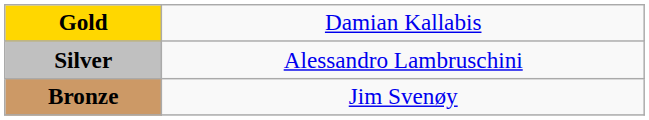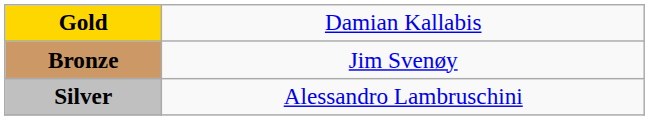rows swapped: (83, 59) <-> (83, 96)
